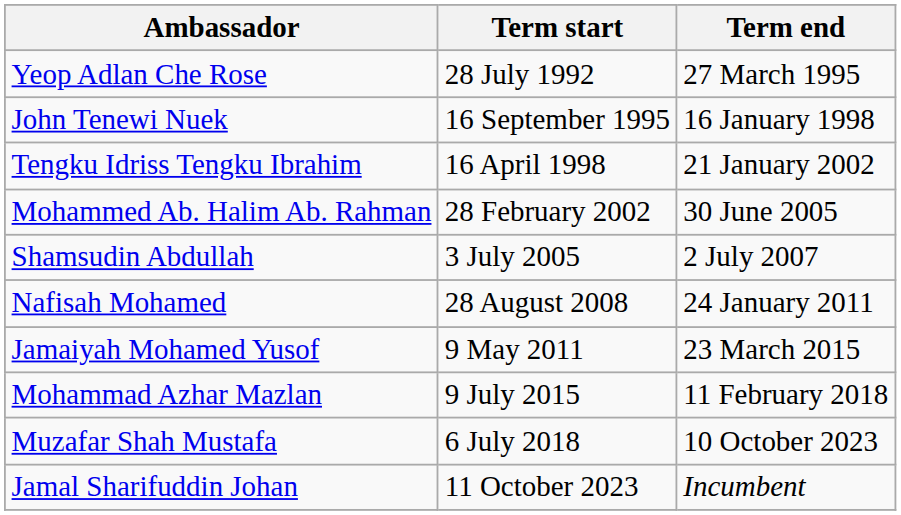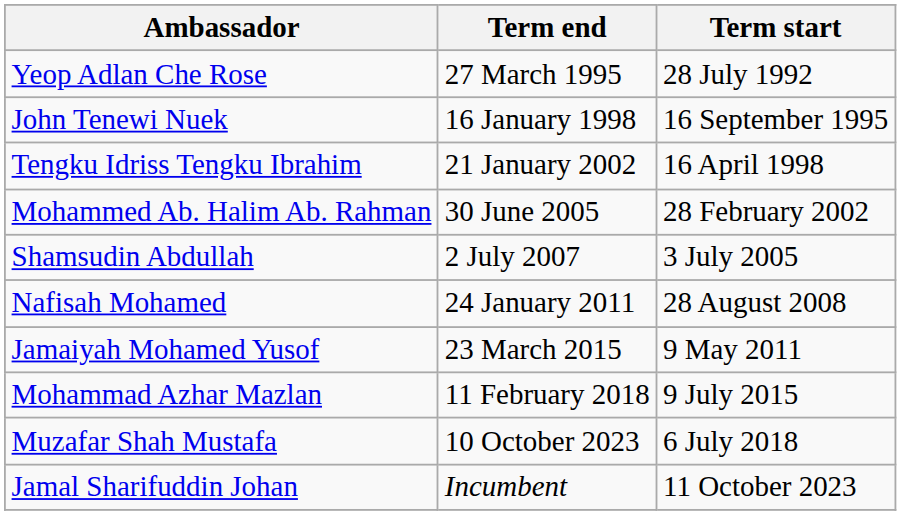columns swapped: (557, 27) <-> (786, 27)
